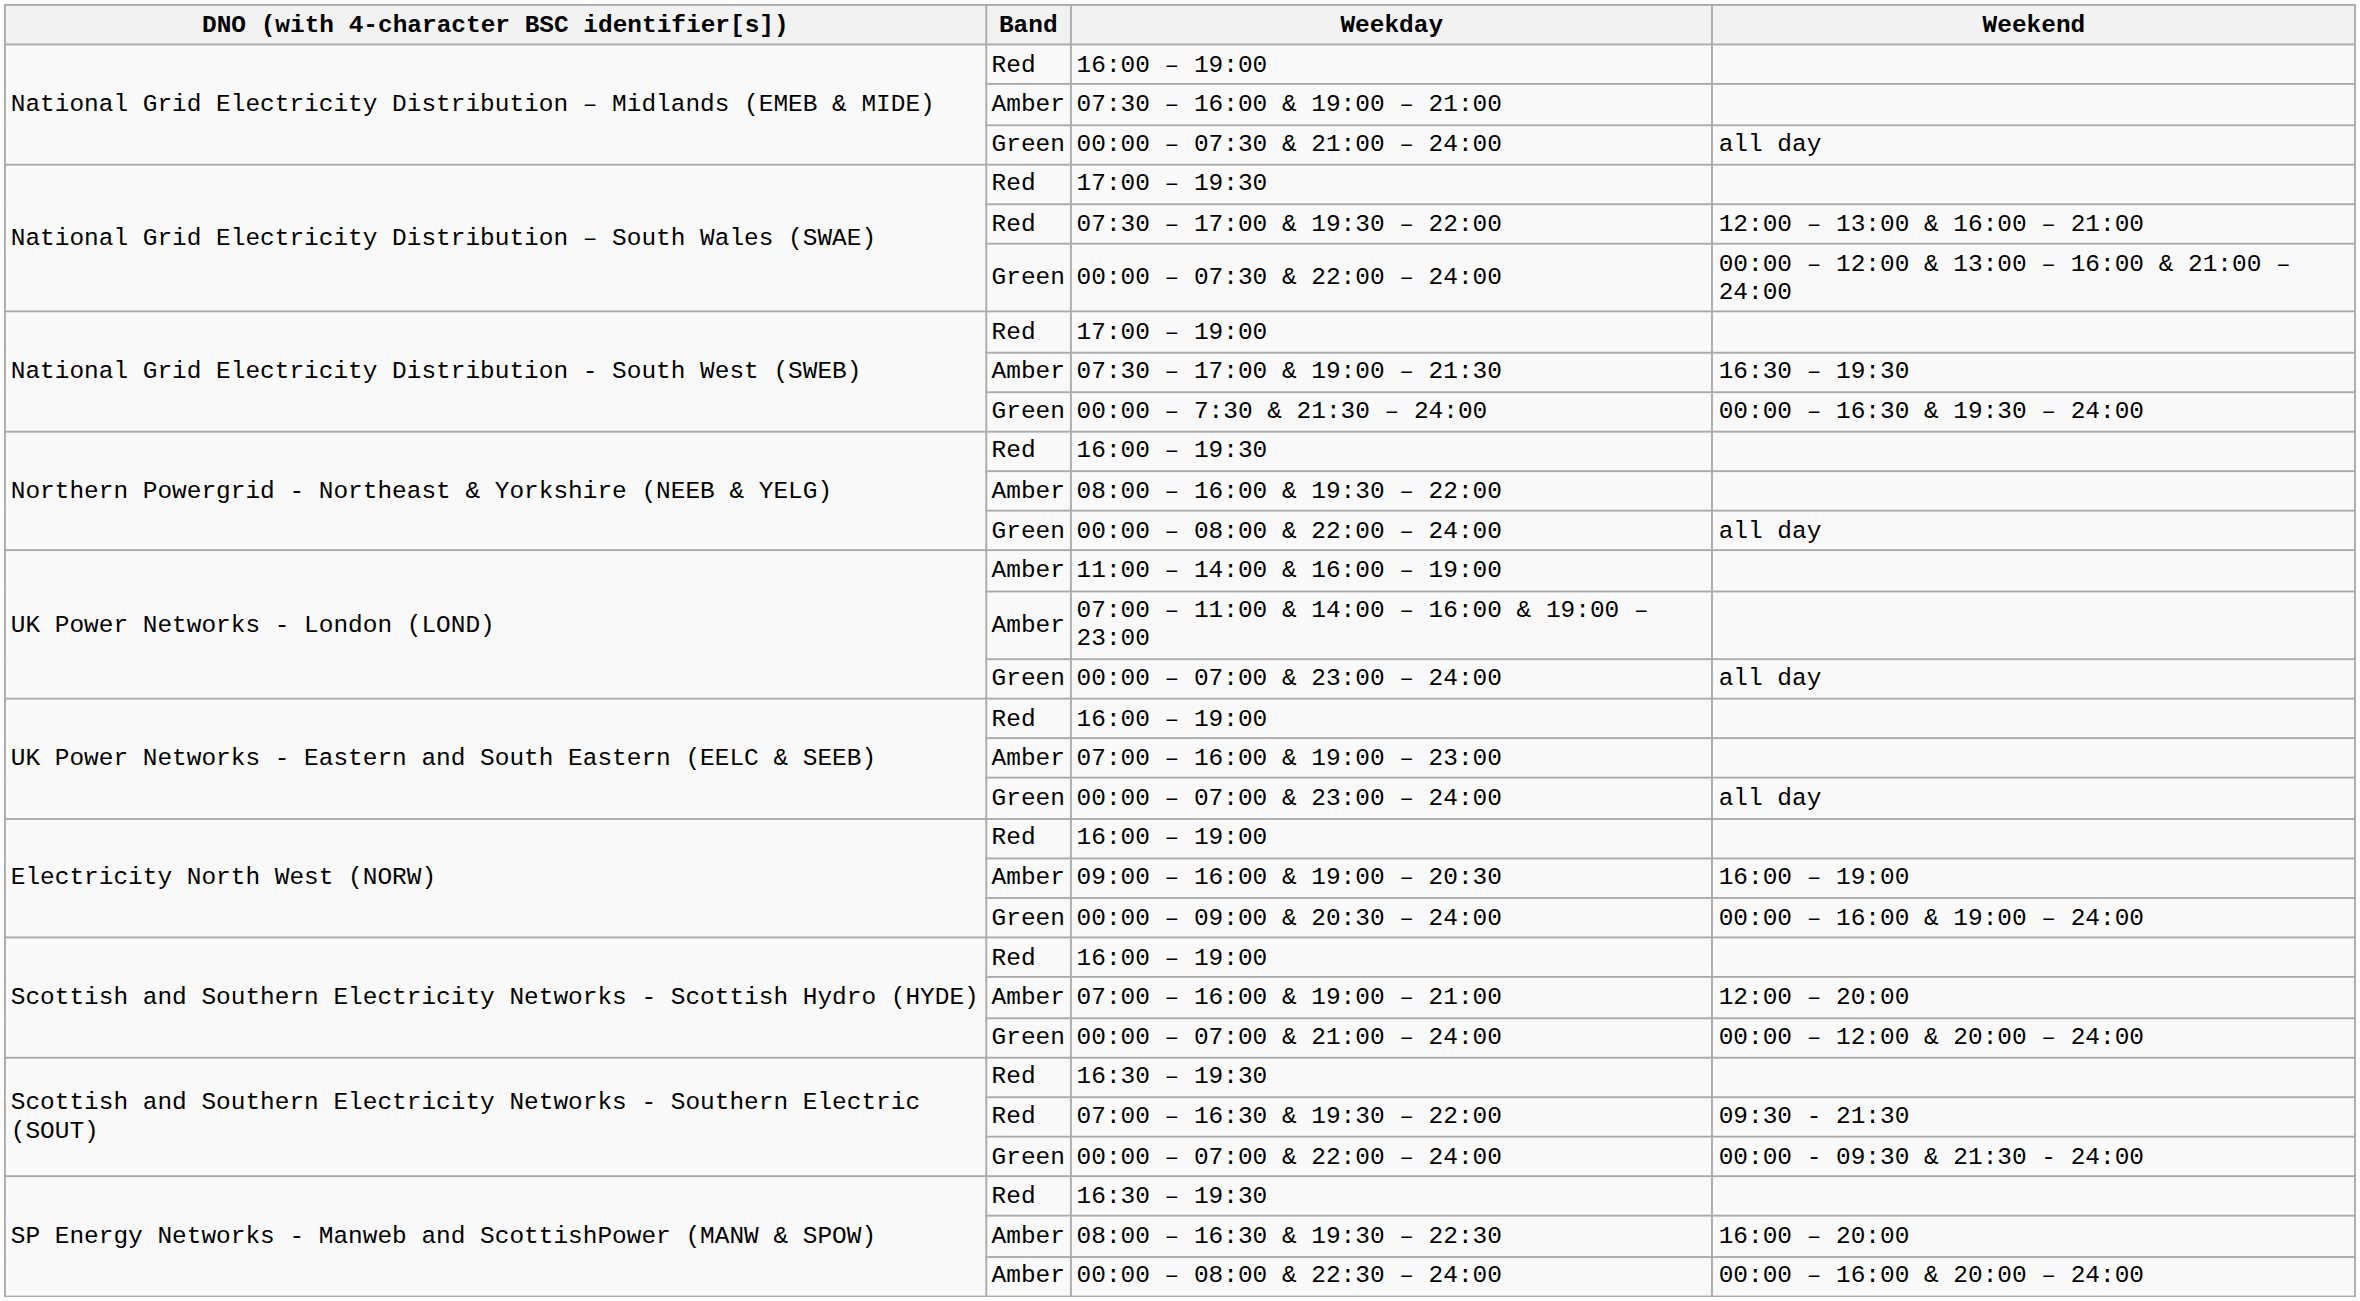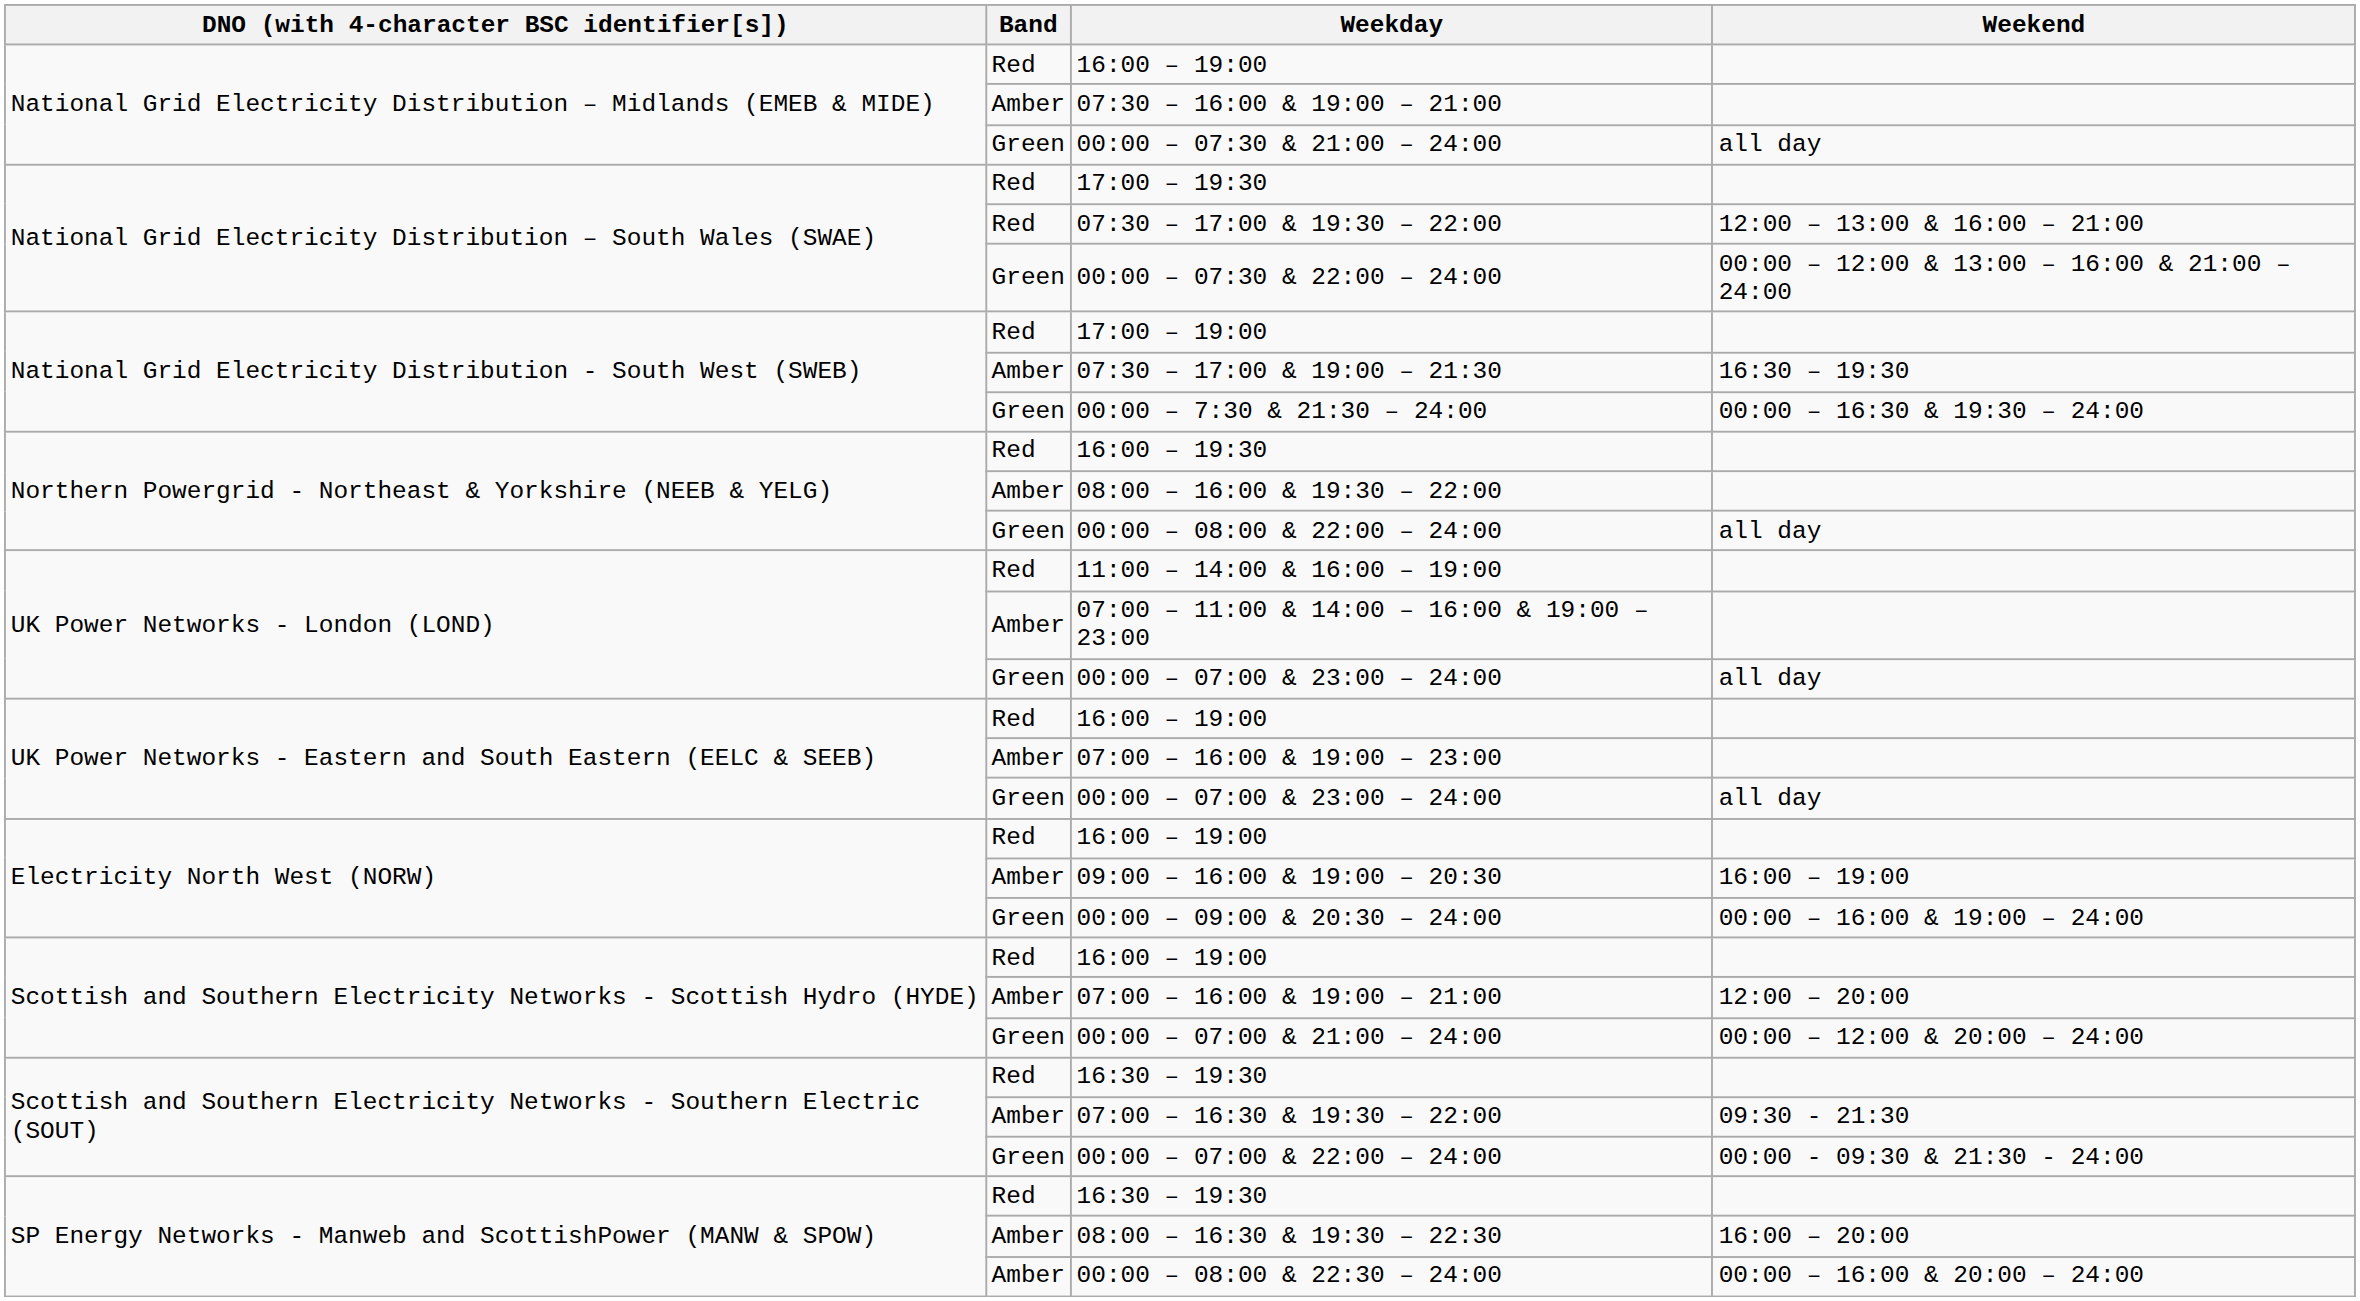(1028, 571) Amber -> (1014, 571) Red
(1014, 1117) Red -> (1028, 1117) Amber
